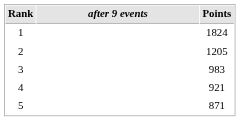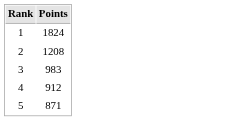- column: (118, 14)
(217, 51) 1205 -> (53, 51) 1208
(217, 87) 921 -> (53, 87) 912
